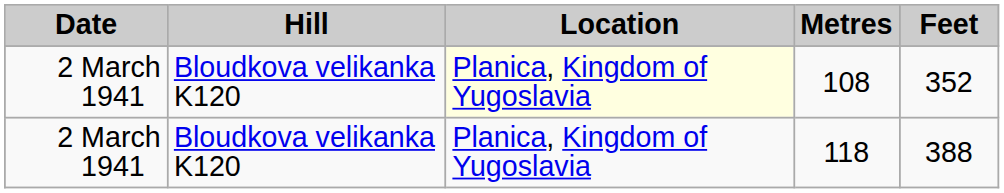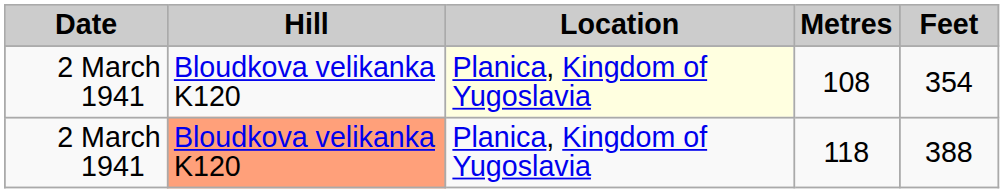(949, 81) 352 -> (949, 81) 354
(304, 152) no background -> (304, 152) lightsalmon background
